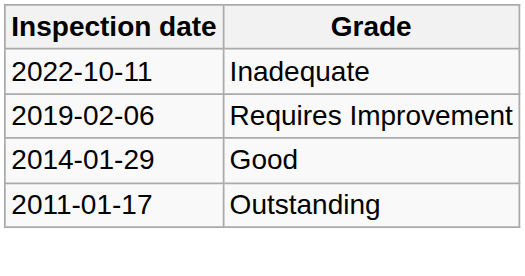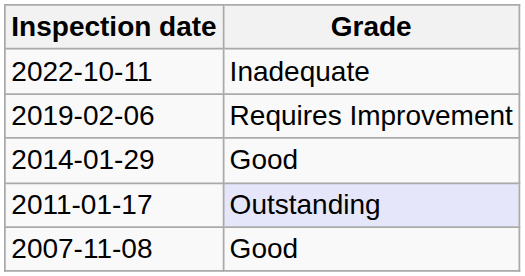(305, 204) no background -> (305, 204) lavender background
+ row: (82, 248)
